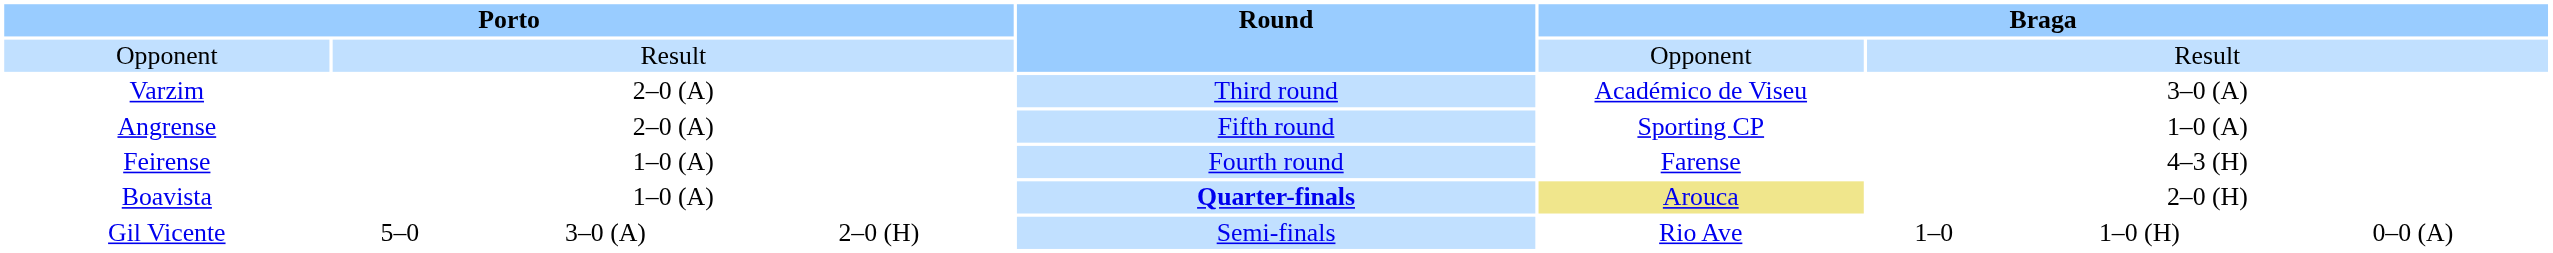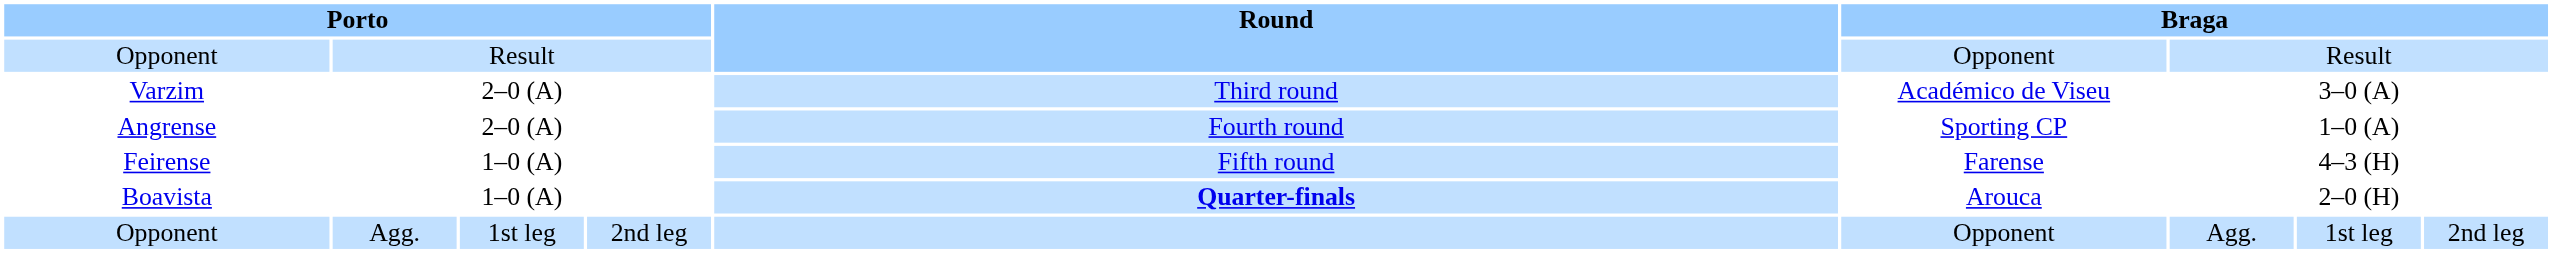(1276, 126) Fifth round -> (1276, 126) Fourth round
(1276, 161) Fourth round -> (1276, 161) Fifth round
(1701, 197) khaki background -> (2004, 197) no background
+ row: (167, 232)
- row: (167, 232)
